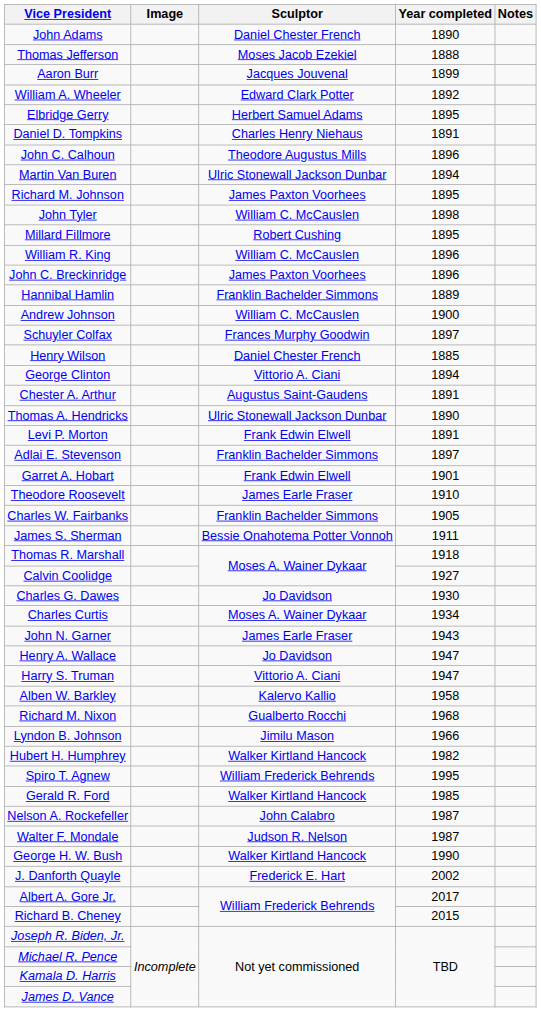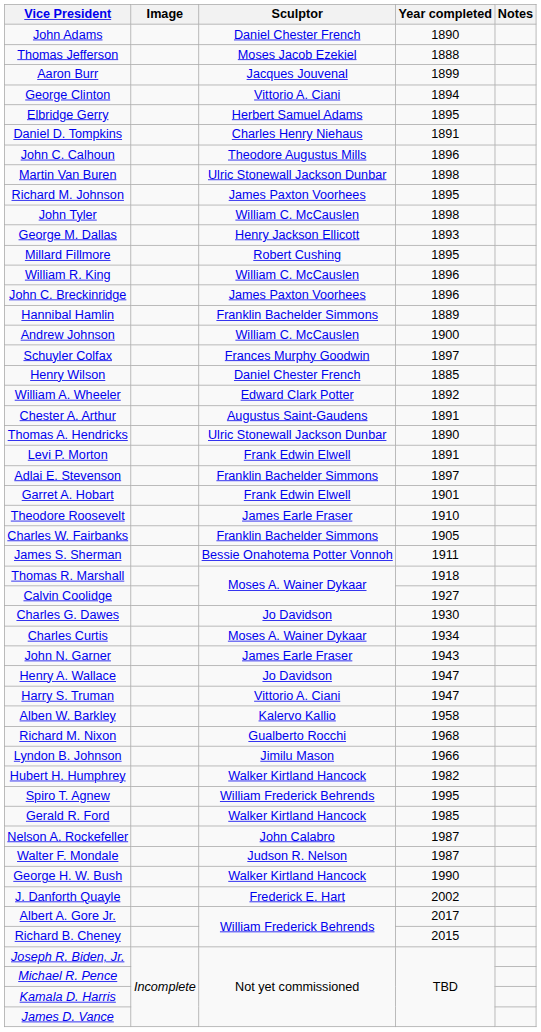rows swapped: (68, 375) <-> (68, 94)
(445, 174) 1894 -> (445, 174) 1898
+ row: (68, 235)
